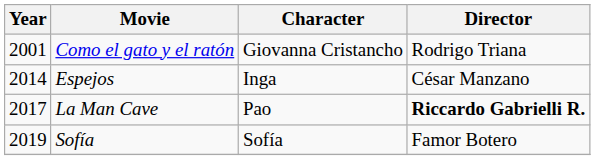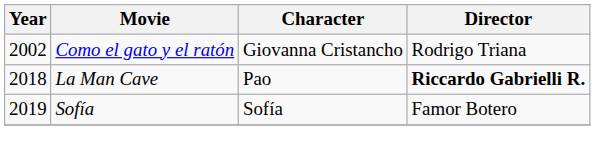(28, 49) 2001 -> (28, 49) 2002
- row: (85, 79)
(28, 109) 2017 -> (28, 79) 2018
